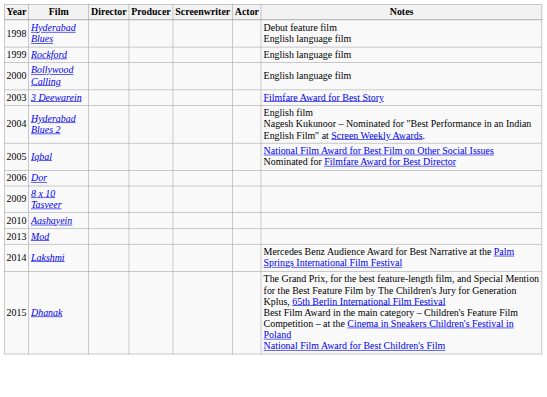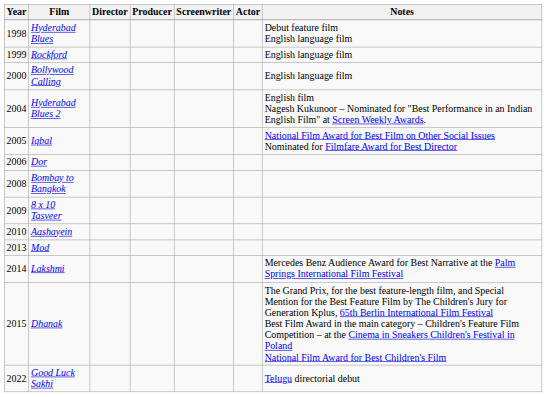- row: (56, 97)
+ row: (52, 183)
+ row: (53, 378)
